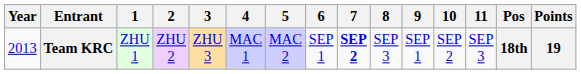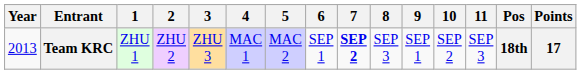(553, 48) 19 -> (553, 48) 17
